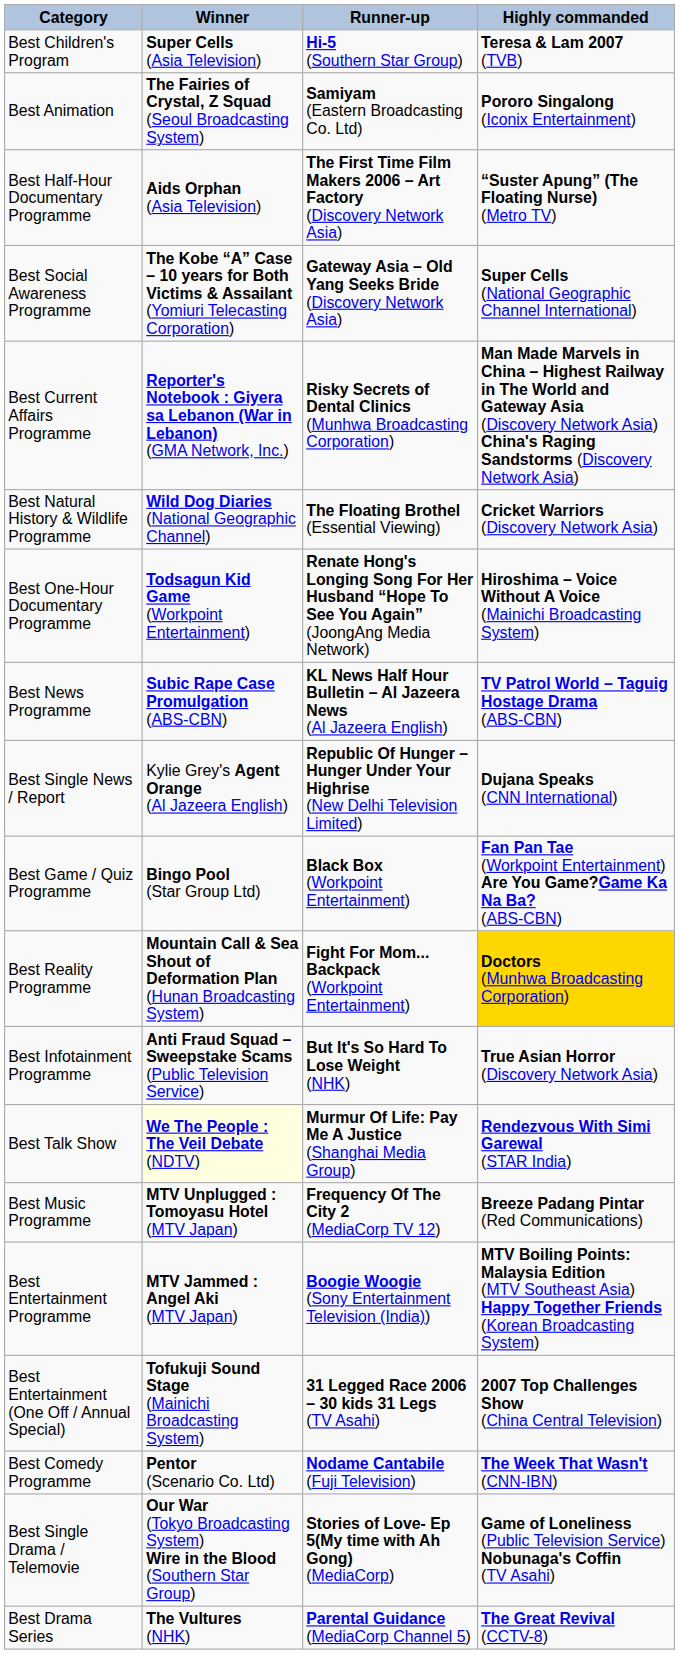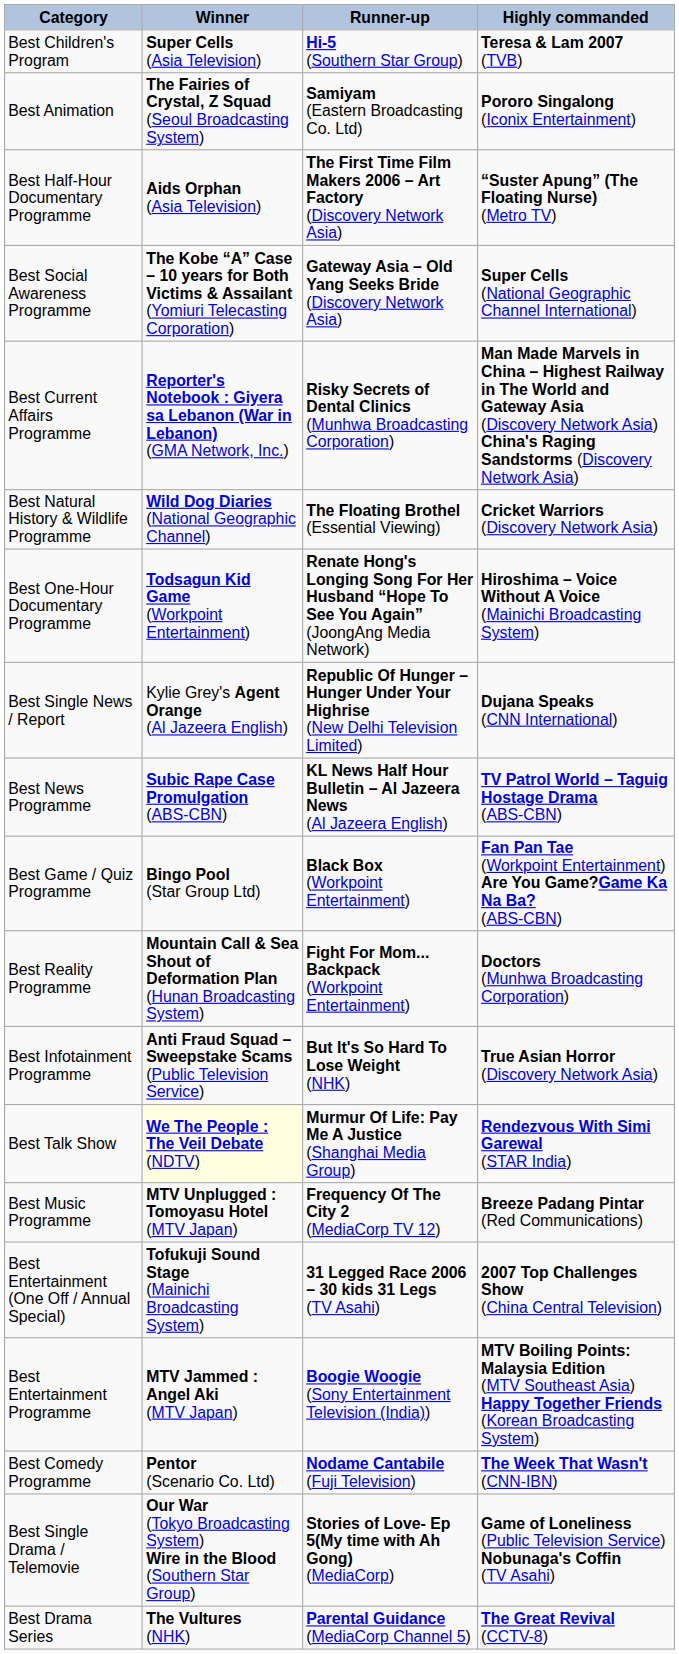rows swapped: (70, 788) <-> (50, 702)
(562, 979) gold background -> (562, 979) no background
rows swapped: (69, 1403) <-> (58, 1299)
